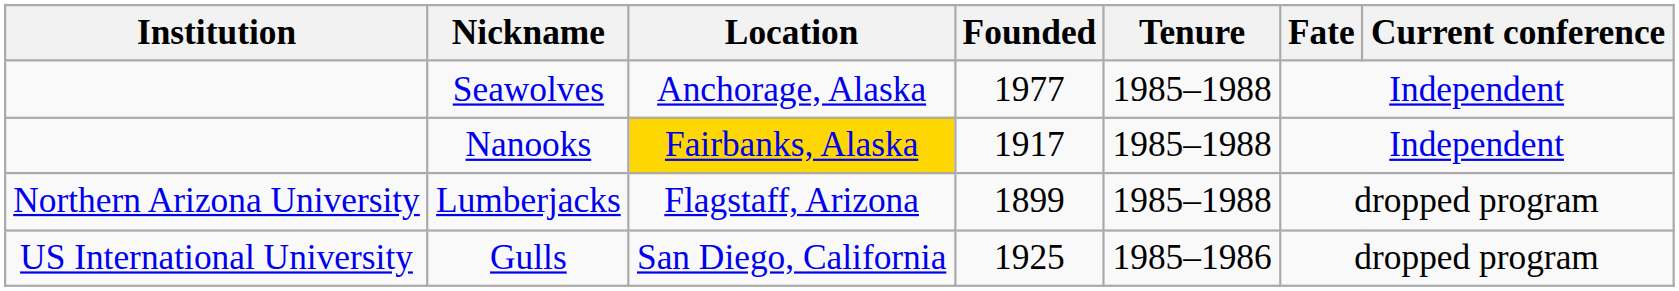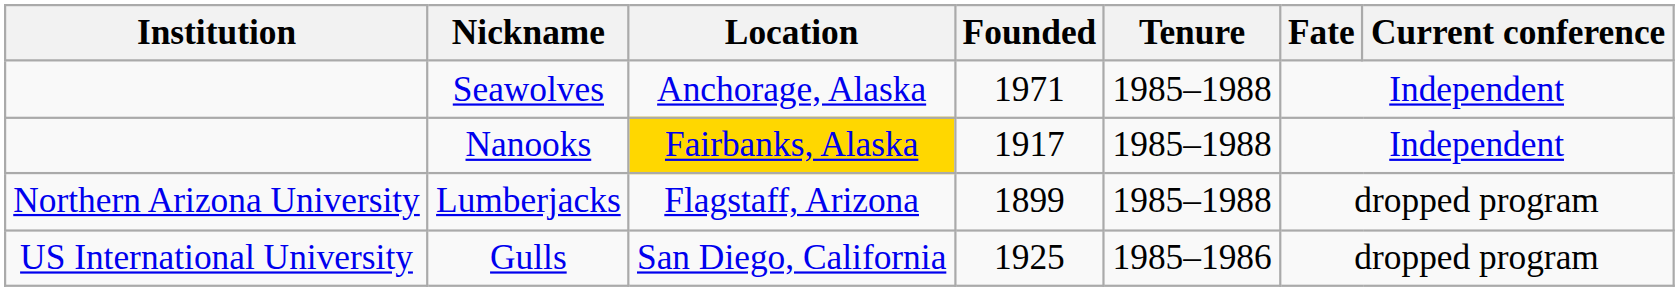(1029, 88) 1977 -> (1029, 88) 1971
